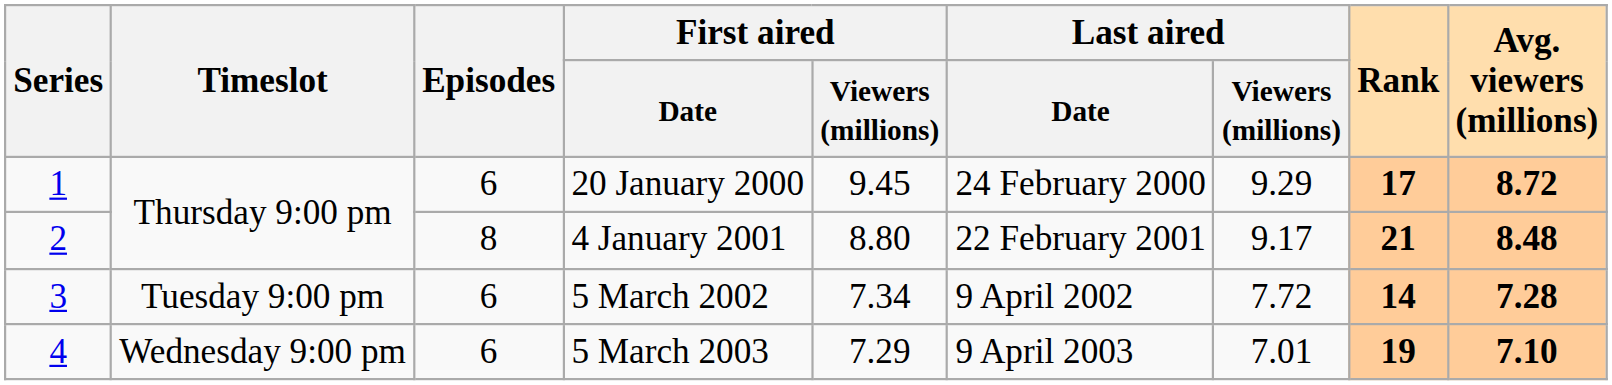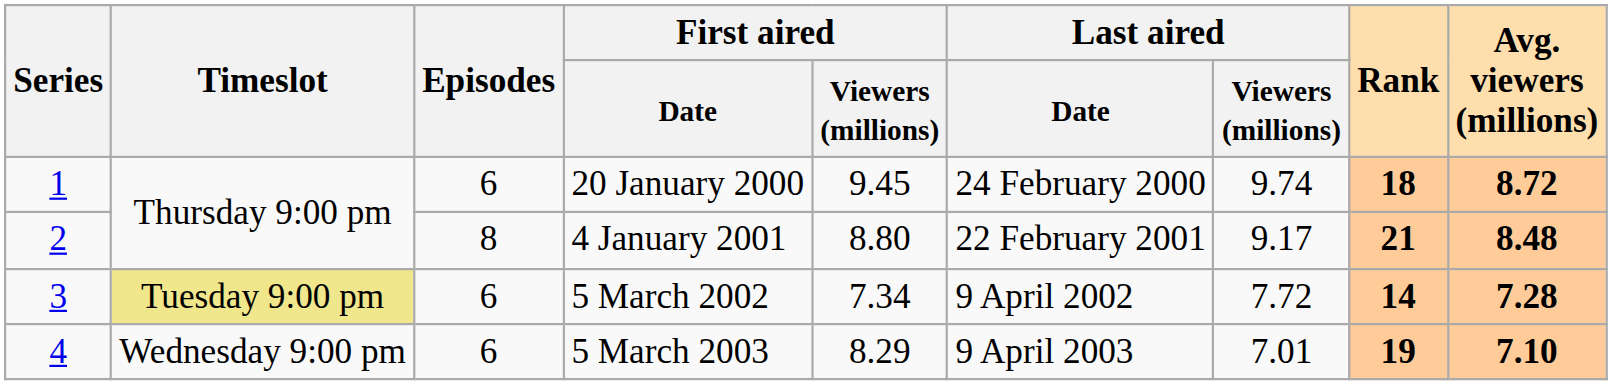(1281, 183) 9.29 -> (1281, 183) 9.74
(1398, 183) 17 -> (1398, 183) 18
(263, 295) no background -> (263, 295) khaki background
(880, 351) 7.29 -> (880, 351) 8.29
